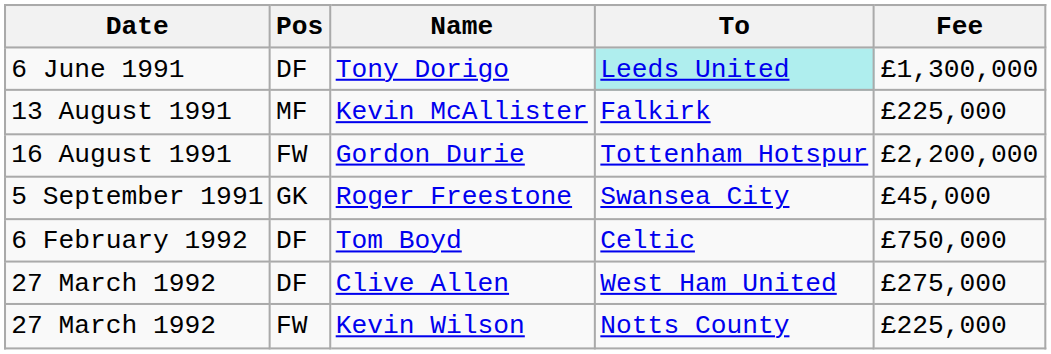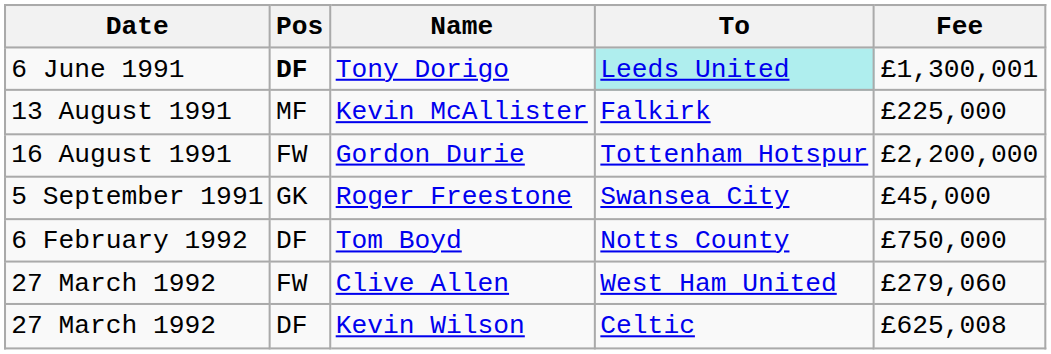(292, 69) normal -> (292, 69) bold
(960, 69) £1,300,000 -> (960, 69) £1,300,001
(648, 240) Celtic -> (695, 240) Notts County
(292, 283) DF -> (292, 283) FW
(944, 283) £275,000 -> (944, 283) £279,060
(292, 326) FW -> (292, 326) DF
(695, 326) Notts County -> (648, 326) Celtic
(944, 326) £225,000 -> (944, 326) £625,008
